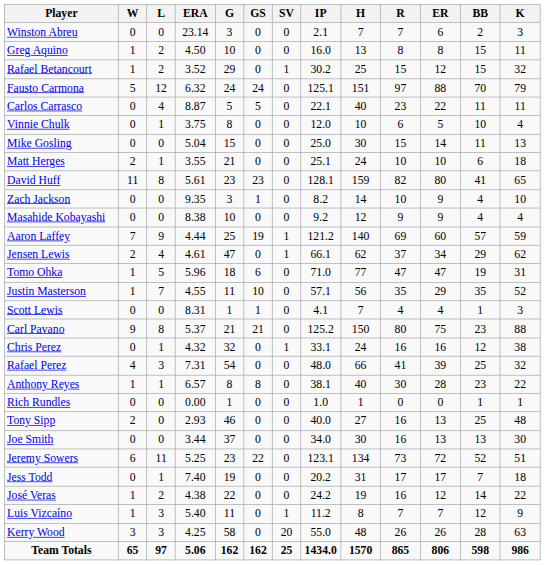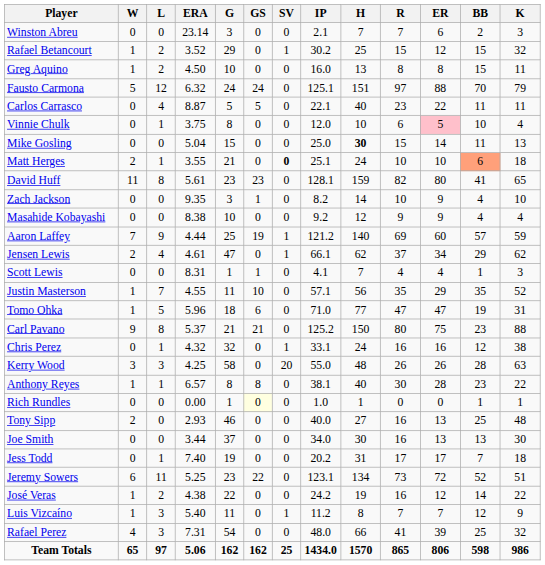rows swapped: (37, 50) <-> (49, 69)
(440, 124) no background -> (440, 124) pink background
(361, 143) normal -> (361, 143) bold
(286, 161) normal -> (286, 161) bold
(480, 161) no background -> (480, 161) lightsalmon background
rows swapped: (35, 310) <-> (35, 273)
rows swapped: (37, 365) <-> (36, 532)
(258, 402) no background -> (258, 402) lightyellow background
rows swapped: (43, 458) <-> (30, 476)
